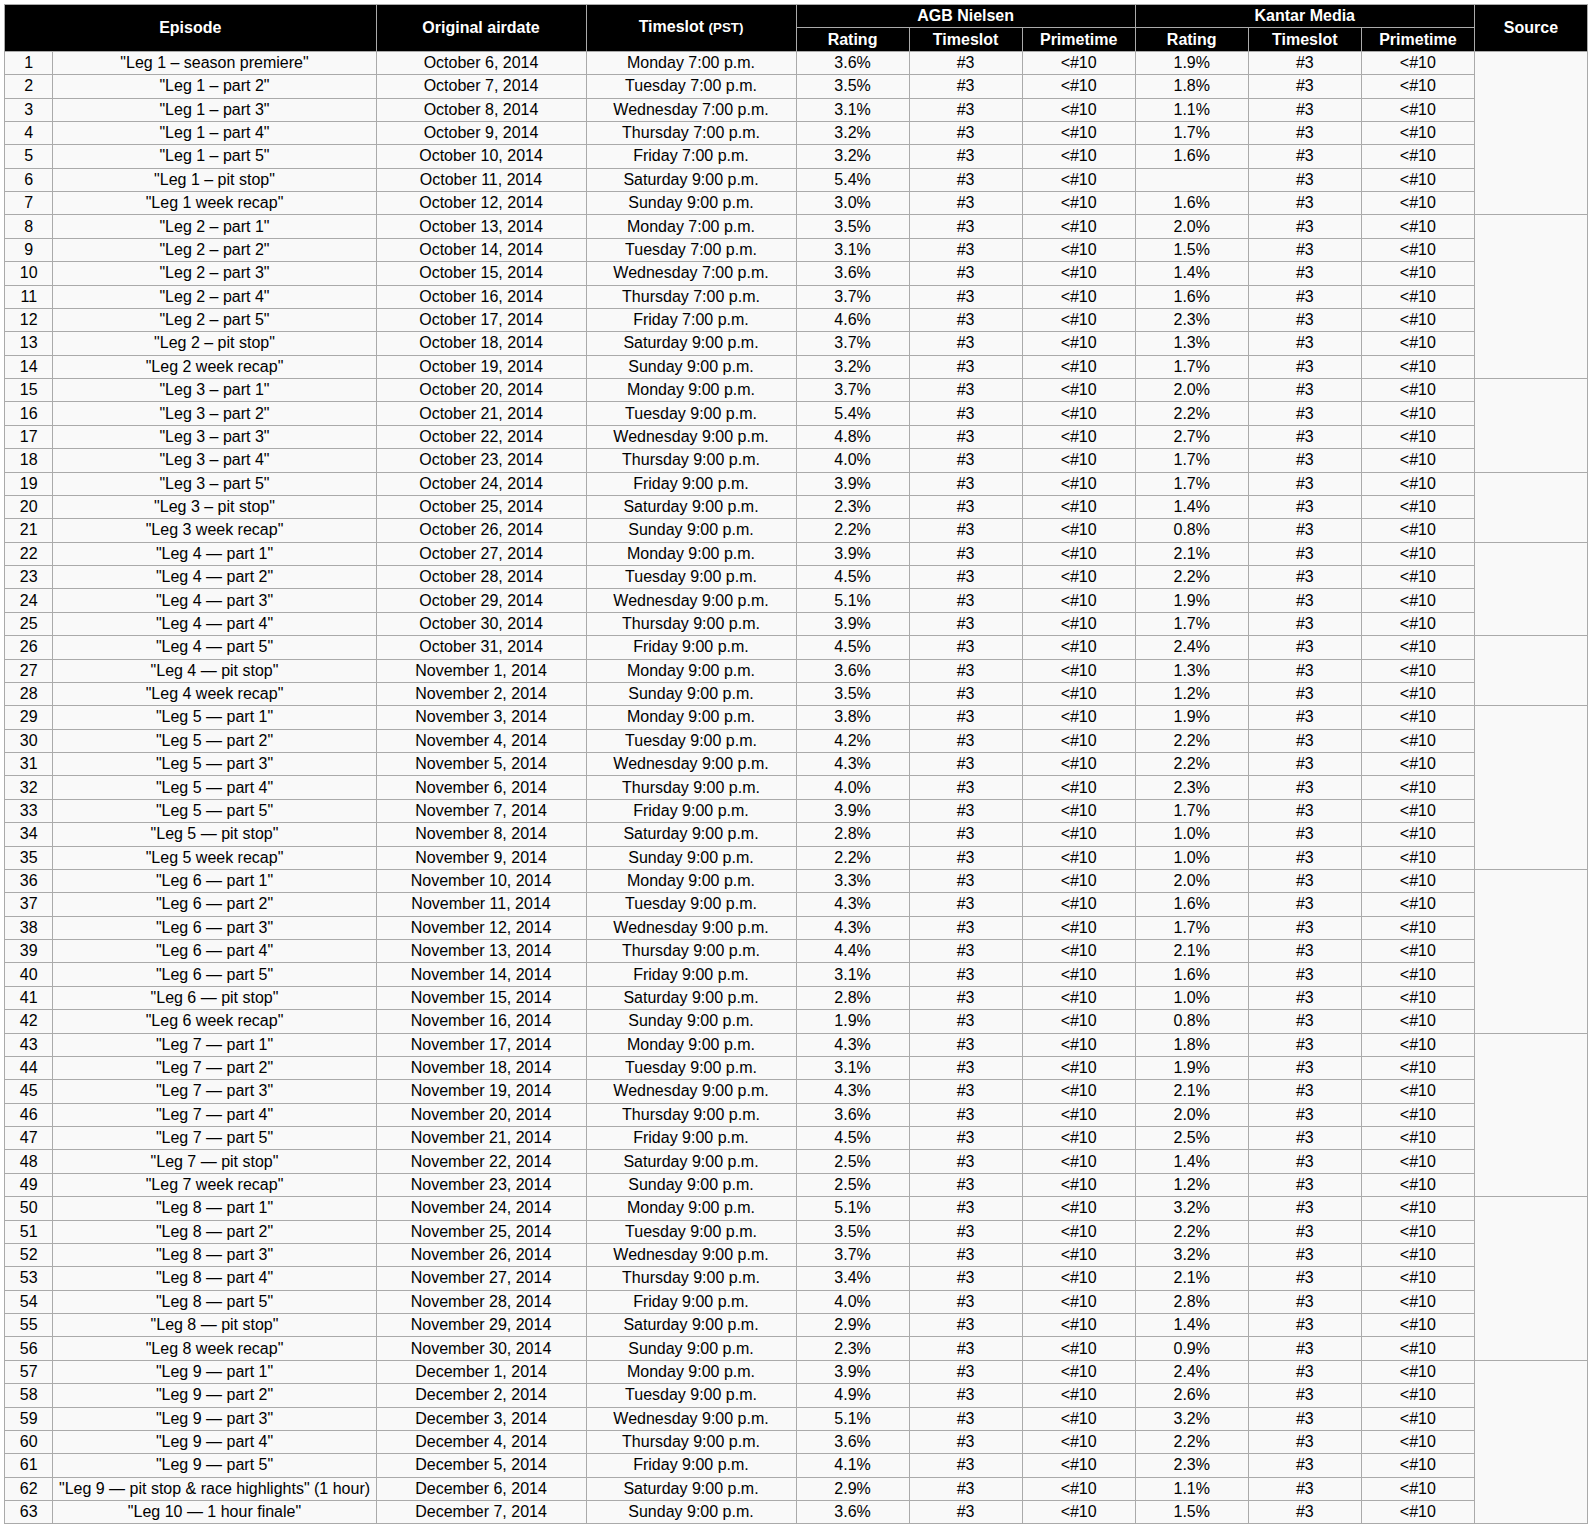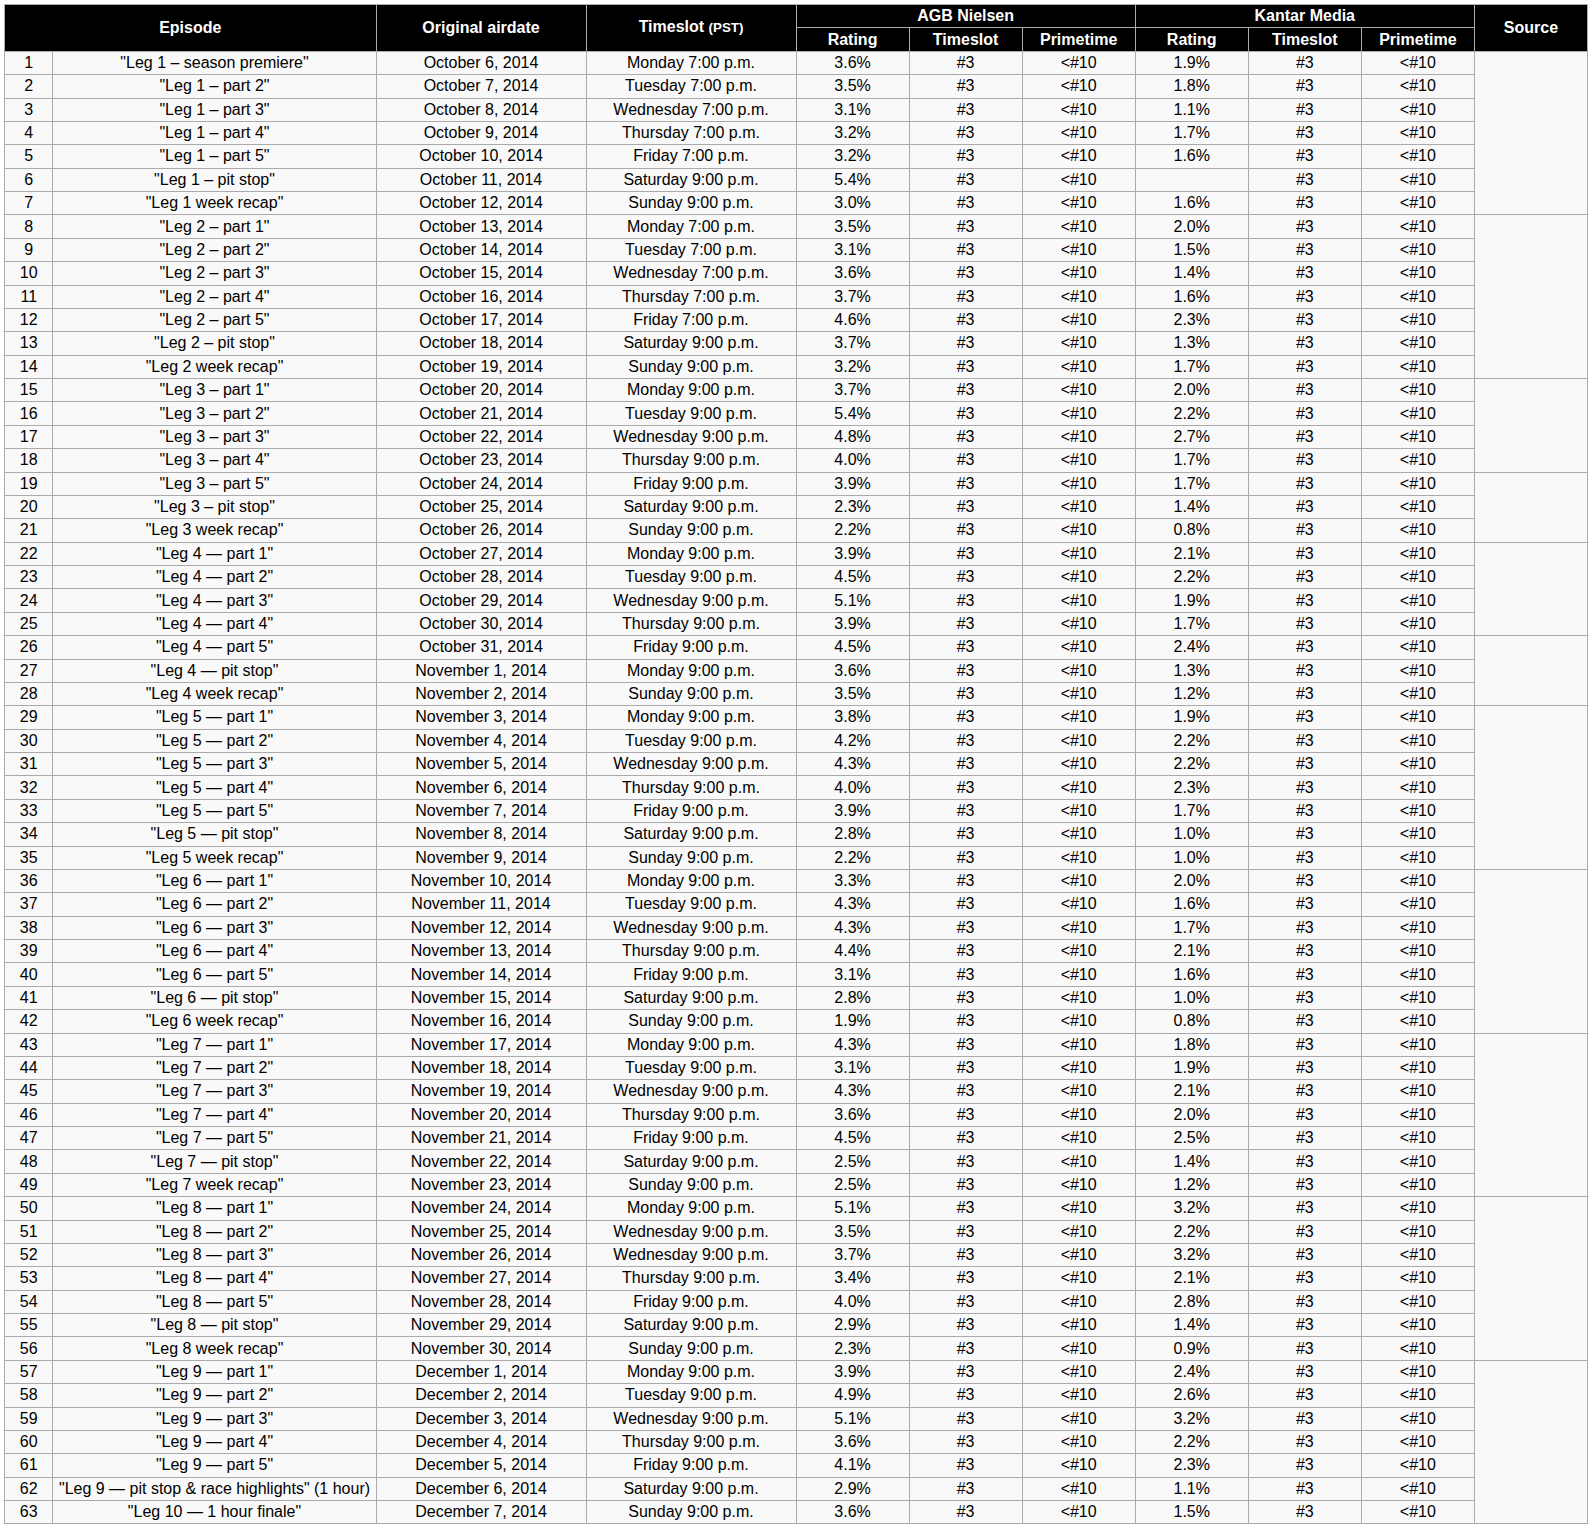(691, 1231) Tuesday 9:00 p.m. -> (691, 1231) Wednesday 9:00 p.m.
